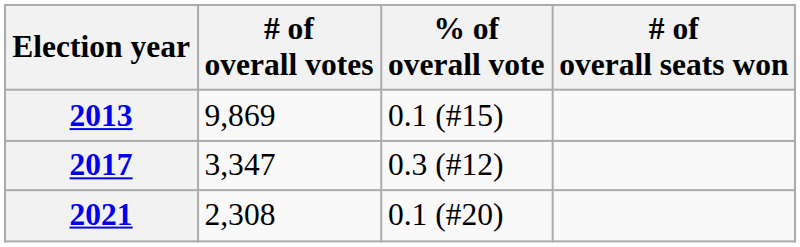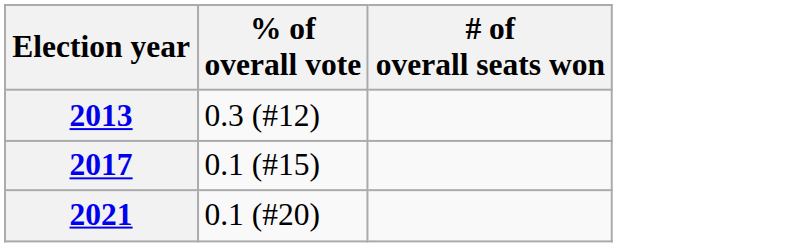- column: (289, 47)
(446, 114) 0.1 (#15) -> (262, 114) 0.3 (#12)
(446, 164) 0.3 (#12) -> (262, 164) 0.1 (#15)
